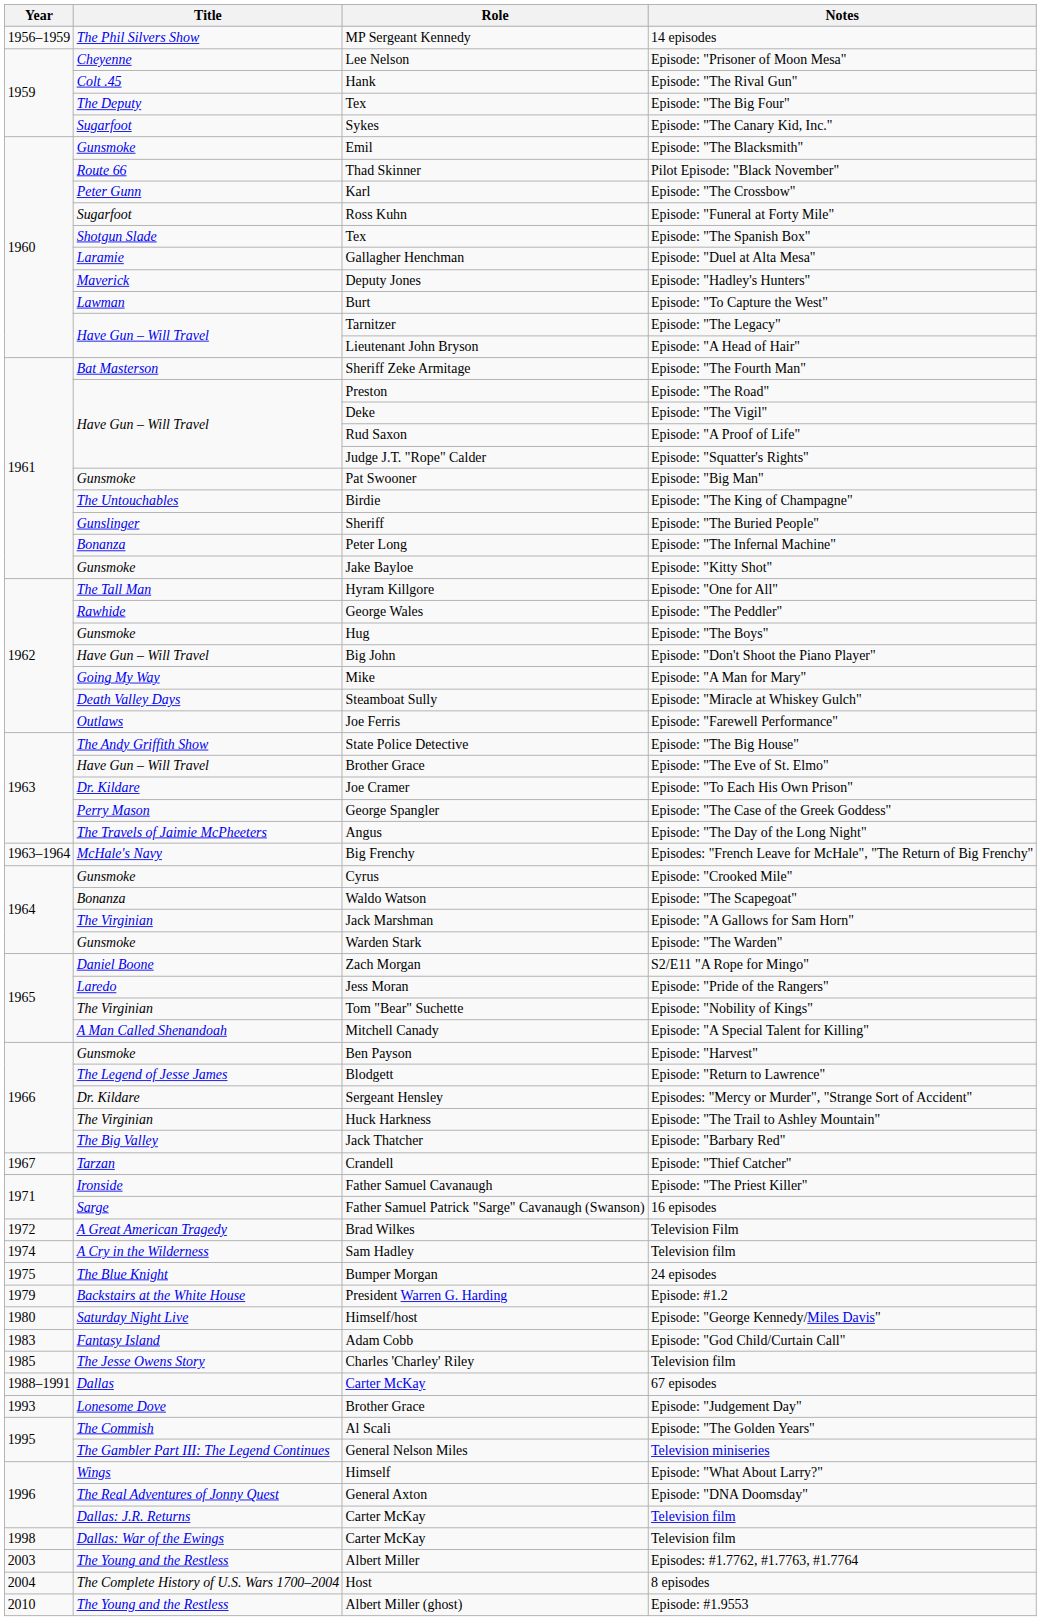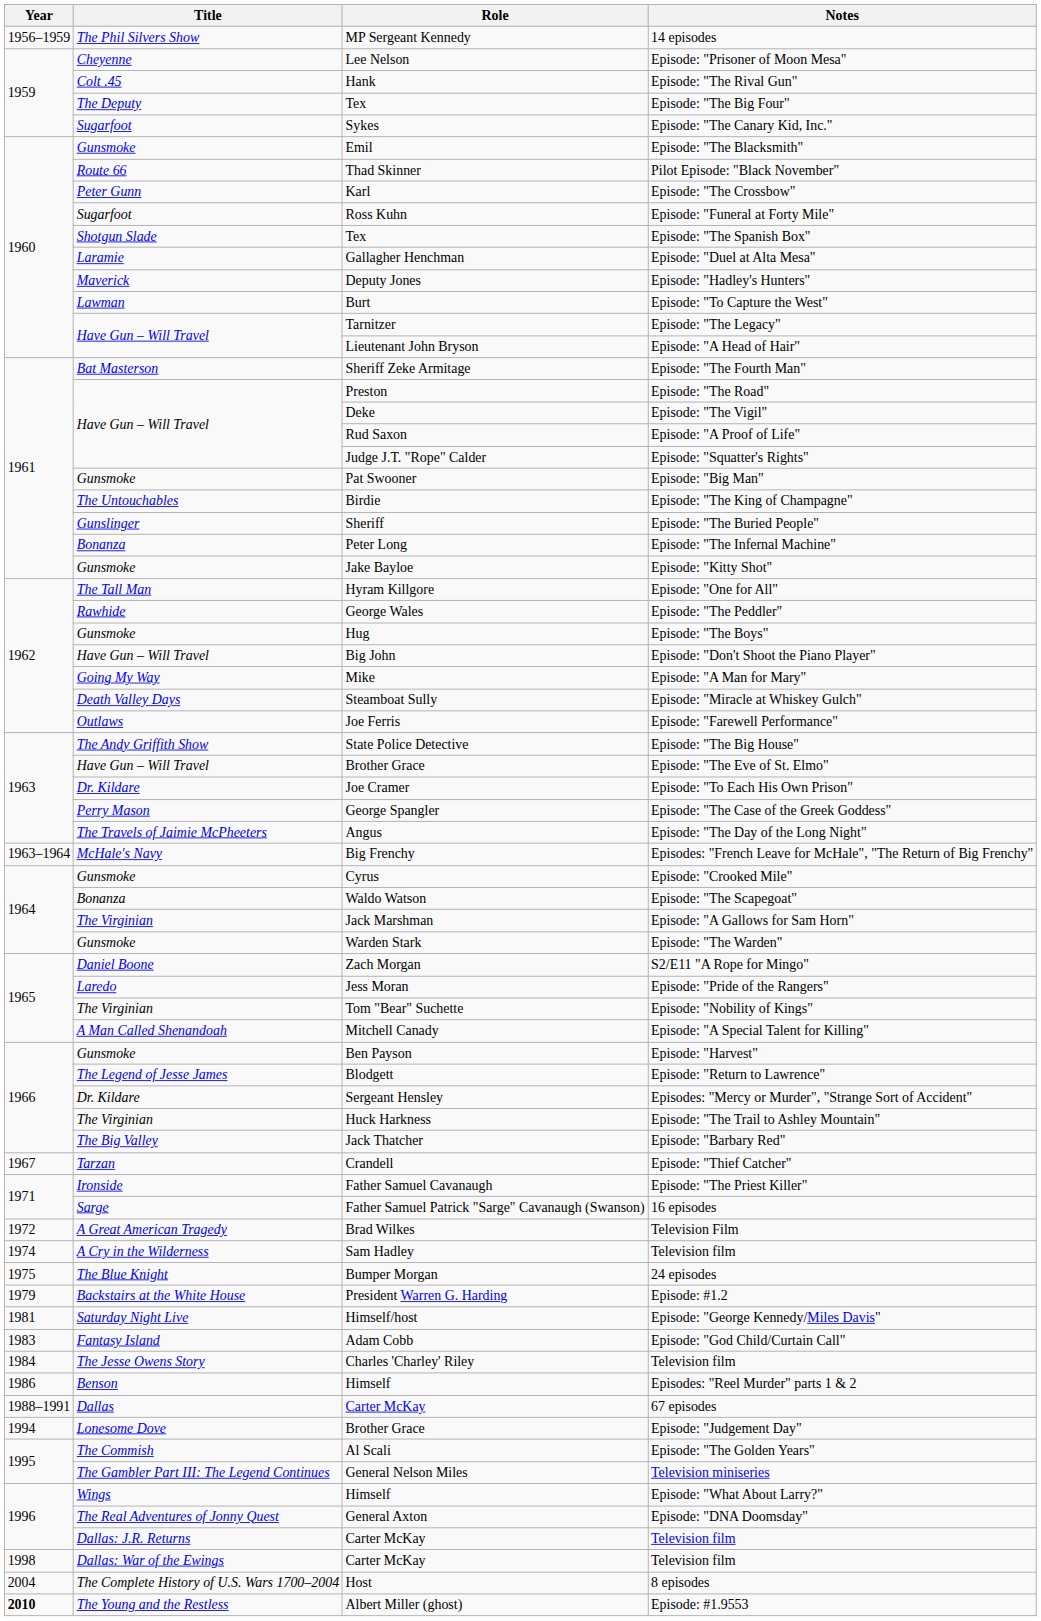(22, 1318) 1980 -> (22, 1318) 1981
(22, 1362) 1985 -> (22, 1362) 1984
+ row: (97, 1384)
(22, 1406) 1993 -> (22, 1428) 1994
- row: (153, 1560)
(22, 1605) normal -> (22, 1605) bold
